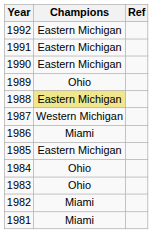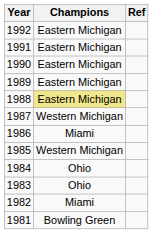(80, 82) Ohio -> (80, 82) Eastern Michigan
(80, 151) Eastern Michigan -> (80, 151) Western Michigan
(80, 220) Miami -> (80, 220) Bowling Green
